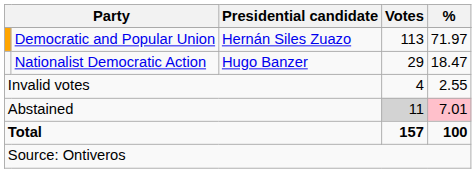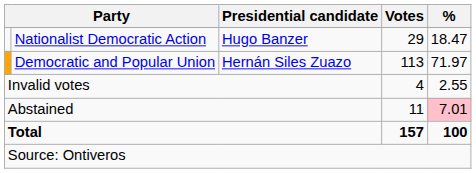rows swapped: (115, 39) <-> (110, 62)
(416, 109) lightgrey background -> (416, 109) no background
